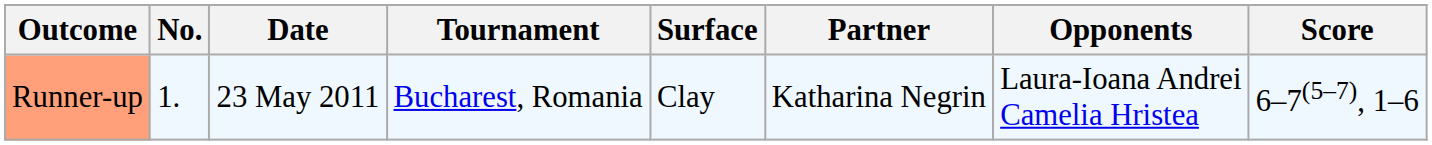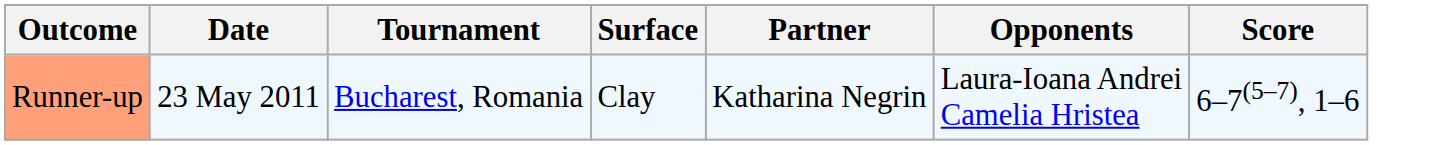- column: (180, 28)
